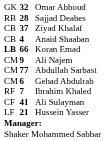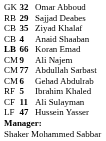(24, 18) 28 -> (24, 18) 29
(24, 28) 37 -> (24, 28) 35
(22, 91) 7 -> (22, 91) 5
(24, 102) 41 -> (24, 102) 11
(24, 112) 21 -> (24, 112) 47
